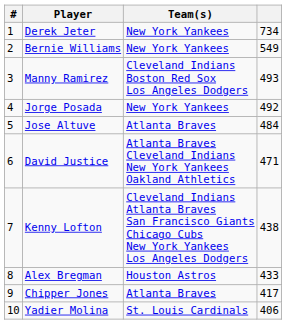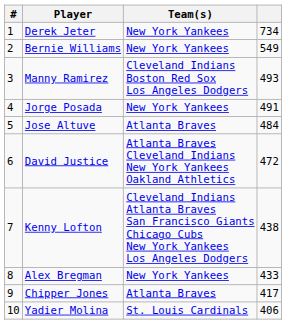(269, 108) 492 -> (269, 108) 491
(269, 161) 471 -> (269, 161) 472
(171, 276) Houston Astros -> (178, 276) New York Yankees
